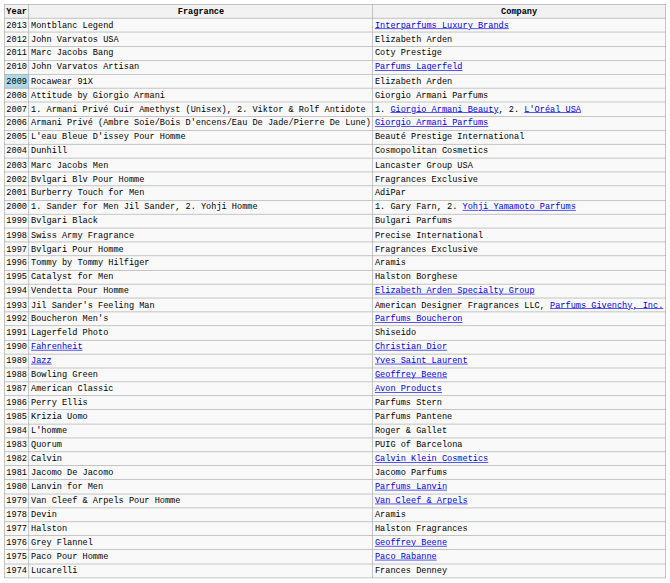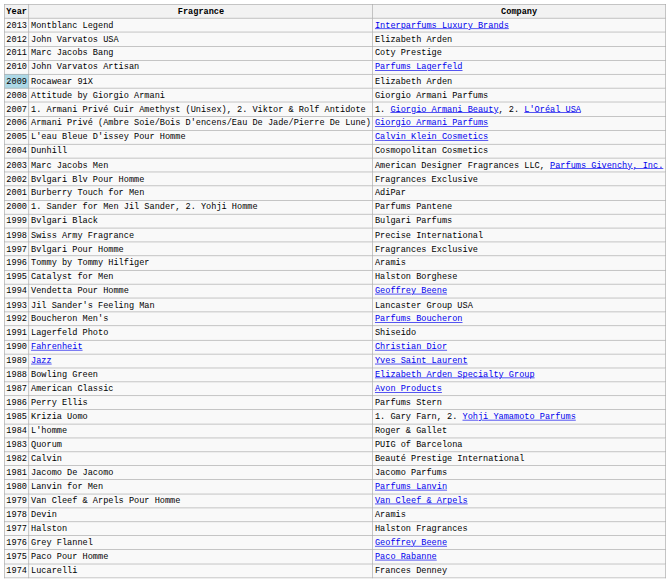(450, 137) Beauté Prestige International -> (432, 137) Calvin Klein Cosmetics
(424, 165) Lancaster Group USA -> (519, 165) American Designer Fragrances LLC, Parfums Givenchy, Inc.
(475, 207) 1. Gary Farn, 2. Yohji Yamamoto Parfums -> (414, 207) Parfums Pantene
(455, 291) Elizabeth Arden Specialty Group -> (411, 291) Geoffrey Beene
(519, 305) American Designer Fragrances LLC, Parfums Givenchy, Inc. -> (424, 305) Lancaster Group USA
(411, 375) Geoffrey Beene -> (455, 375) Elizabeth Arden Specialty Group
(414, 417) Parfums Pantene -> (475, 417) 1. Gary Farn, 2. Yohji Yamamoto Parfums
(432, 459) Calvin Klein Cosmetics -> (450, 459) Beauté Prestige International
